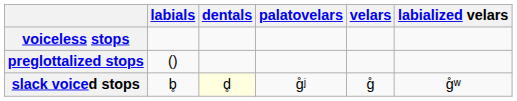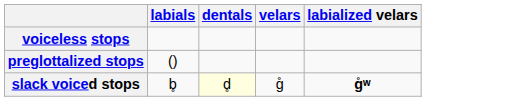- column: (301, 15)
(453, 84) normal -> (362, 84) bold
